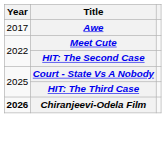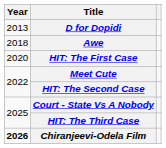+ row: (93, 27)
(17, 27) 2017 -> (17, 43) 2018
+ row: (93, 58)
